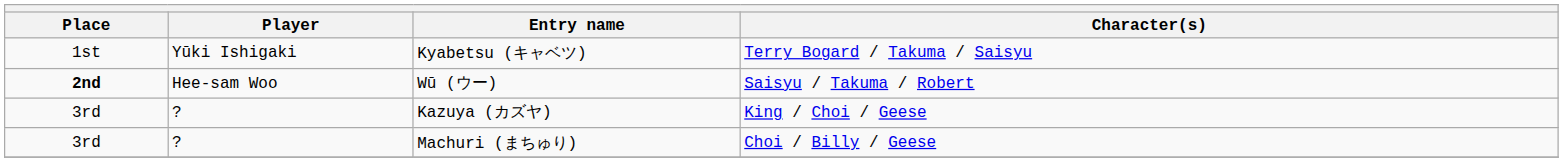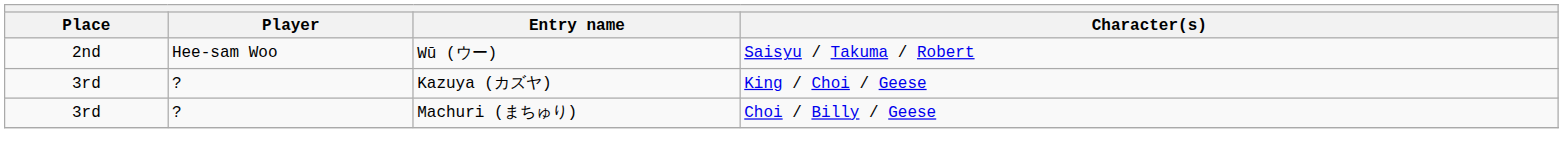- row: (502, 54)
(86, 83) bold -> (86, 53) normal
